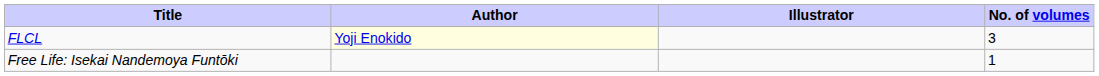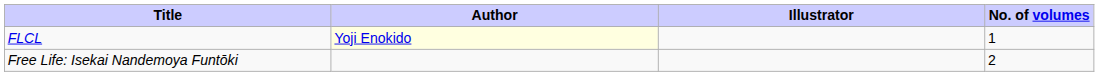(992, 37) 3 -> (992, 37) 1
(992, 60) 1 -> (992, 60) 2
